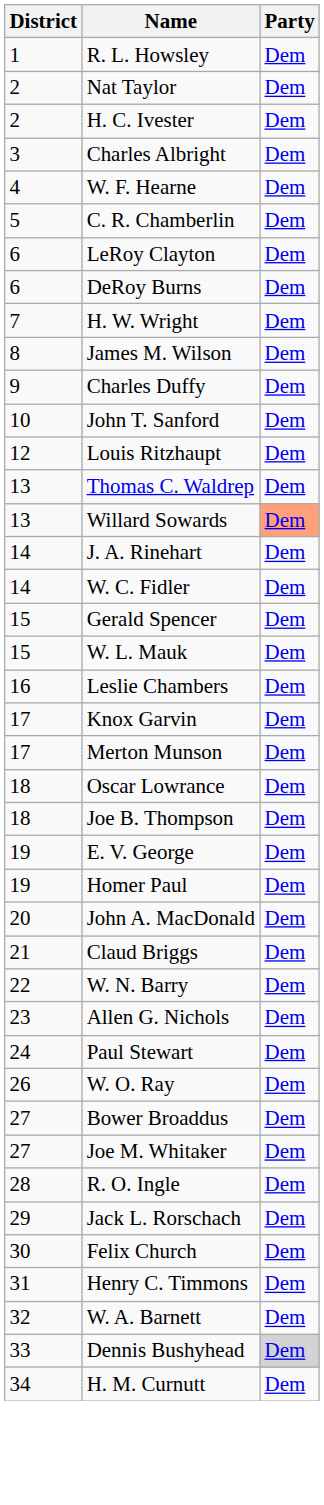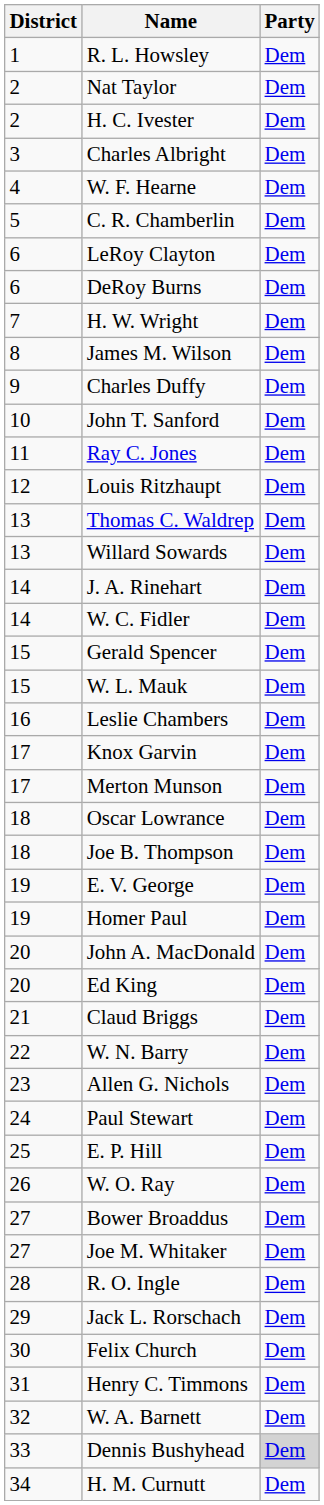+ row: (142, 453)
(285, 519) lightsalmon background -> (285, 552) no background
+ row: (122, 985)
+ row: (125, 1151)
